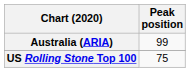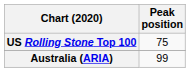rows swapped: (72, 42) <-> (72, 59)
